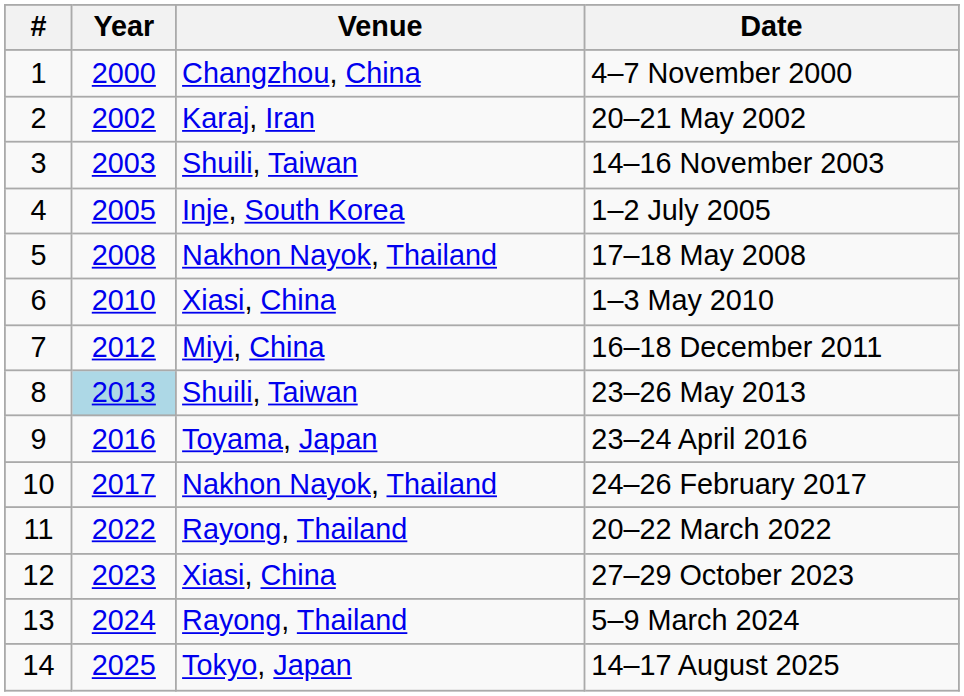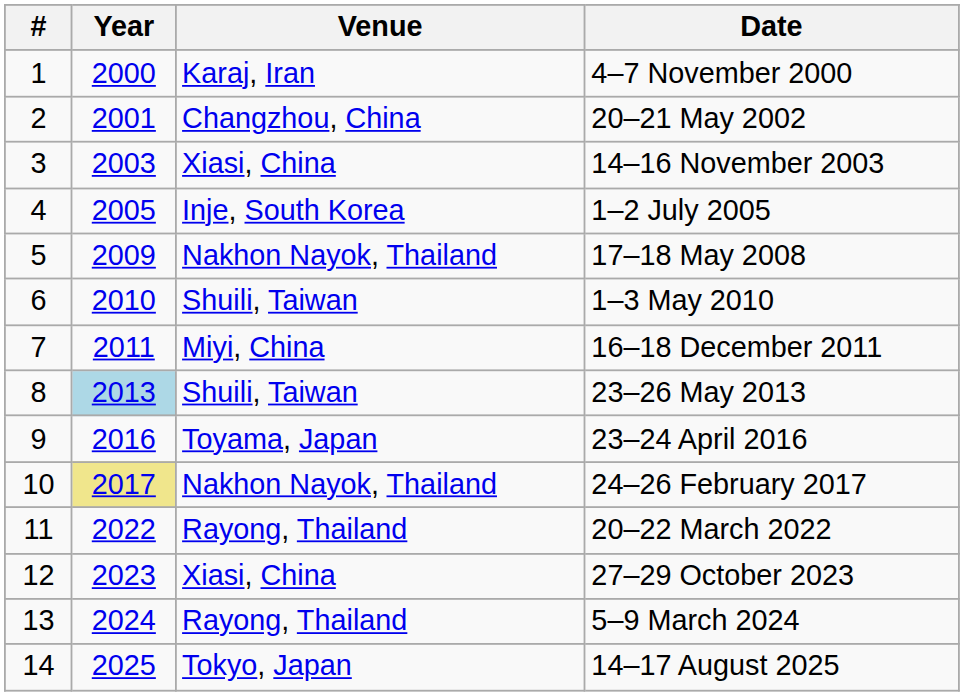(301, 73) Changzhou, China -> (249, 73) Karaj, Iran
(124, 118) 2002 -> (124, 118) 2001
(249, 118) Karaj, Iran -> (301, 118) Changzhou, China
(270, 164) Shuili, Taiwan -> (259, 164) Xiasi, China
(124, 255) 2008 -> (124, 255) 2009
(259, 301) Xiasi, China -> (270, 301) Shuili, Taiwan
(124, 347) 2012 -> (124, 347) 2011
(124, 484) no background -> (124, 484) khaki background
